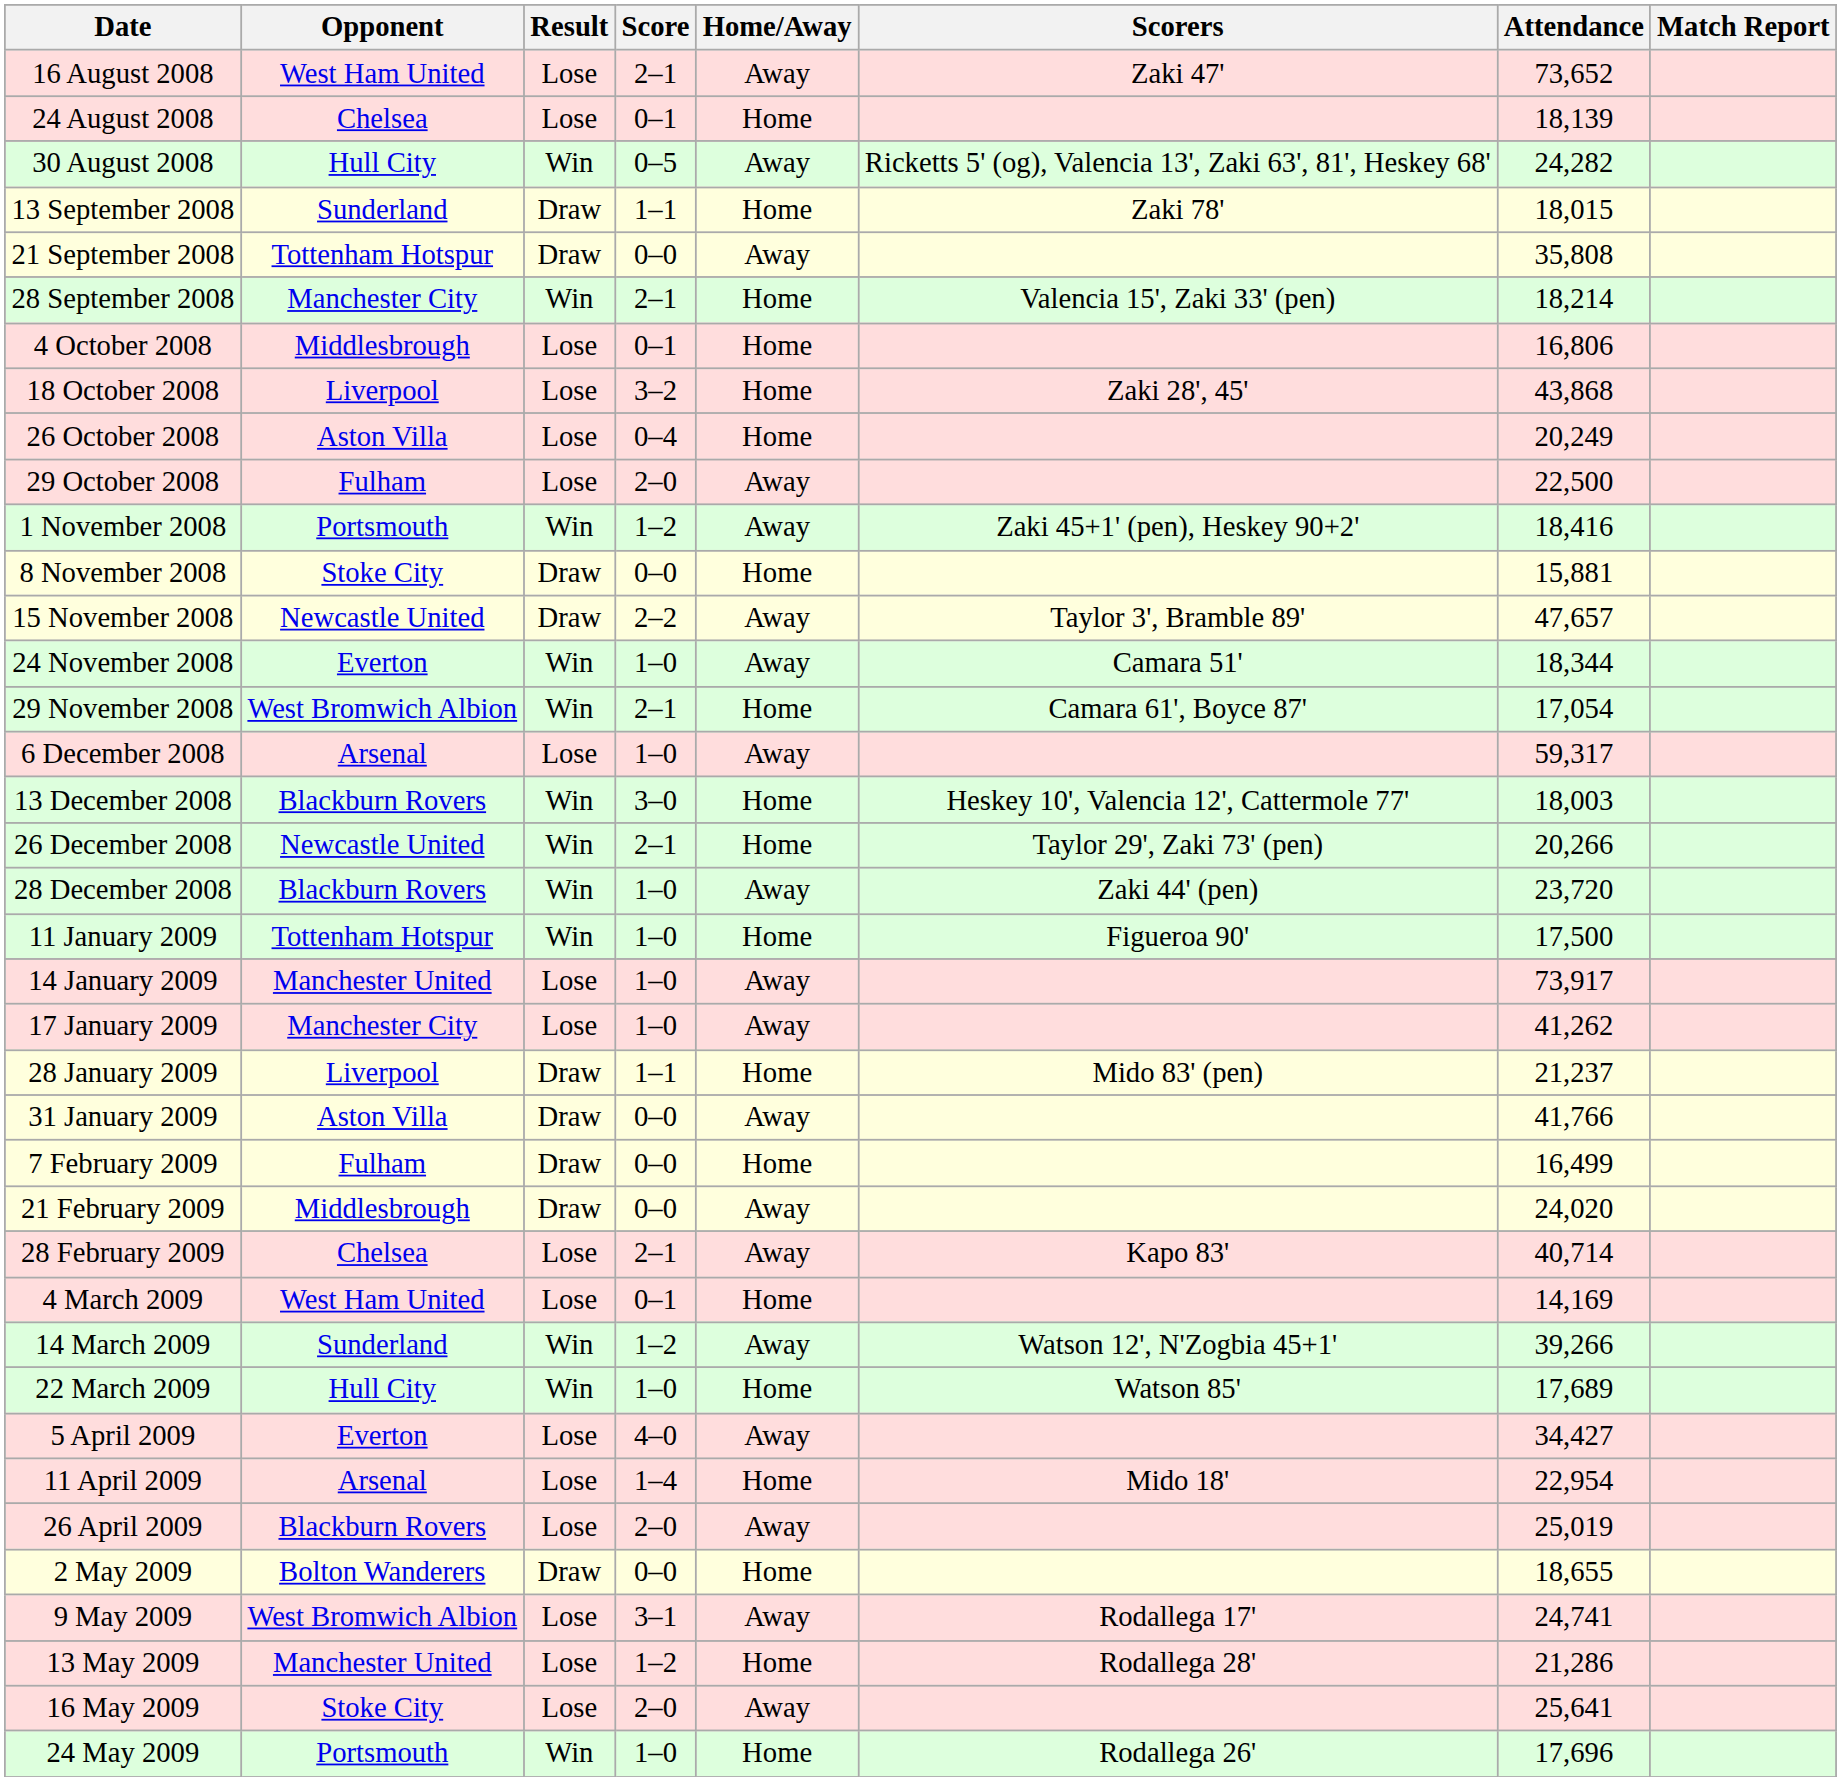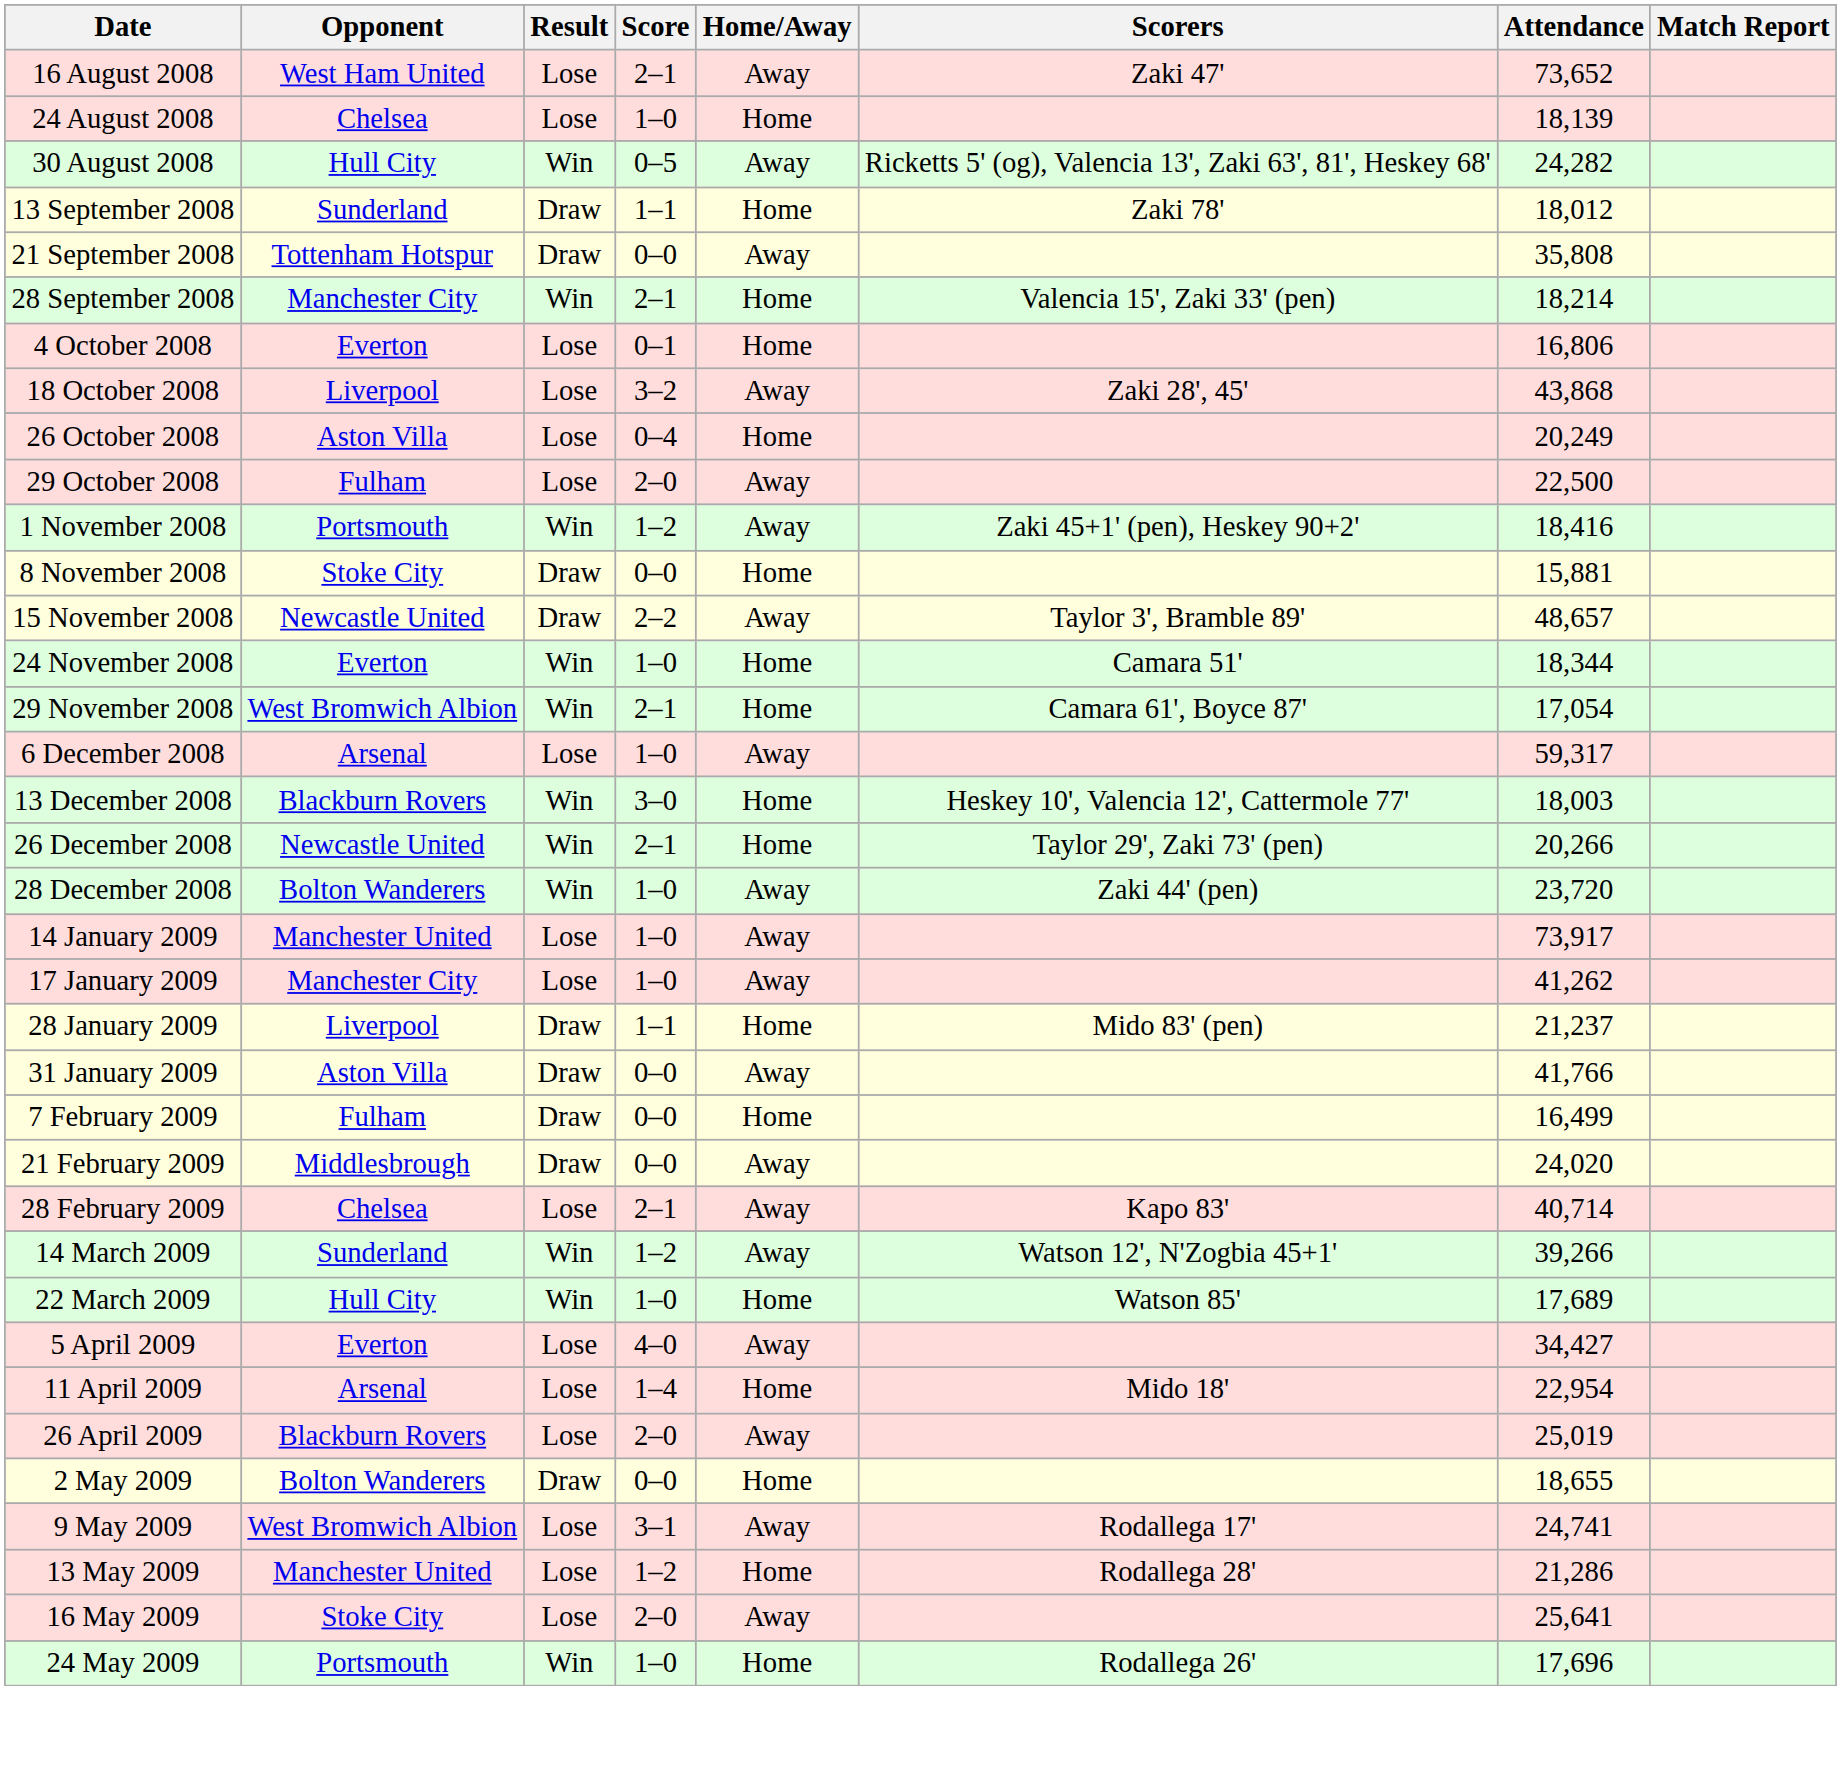(655, 118) 0–1 -> (655, 118) 1–0
(1574, 208) 18,015 -> (1574, 208) 18,012
(382, 345) Middlesbrough -> (382, 345) Everton
(777, 390) Home -> (777, 390) Away
(1574, 617) 47,657 -> (1574, 617) 48,657
(777, 663) Away -> (777, 663) Home
(382, 890) Blackburn Rovers -> (382, 890) Bolton Wanderers
- row: (123, 935)
- row: (123, 1299)
